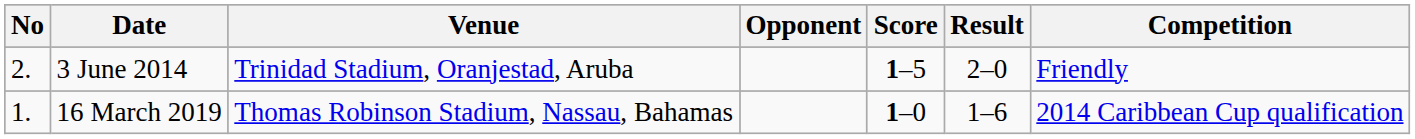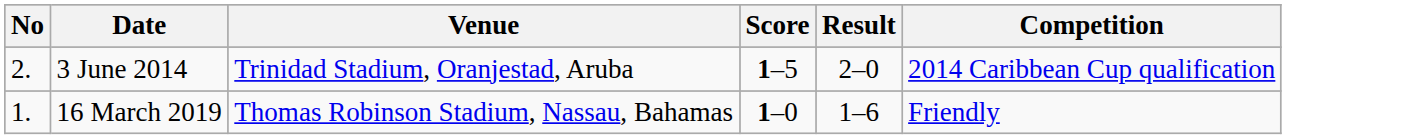- column: (803, 25)
(1082, 68) Friendly -> (1092, 68) 2014 Caribbean Cup qualification
(1220, 111) 2014 Caribbean Cup qualification -> (954, 111) Friendly
